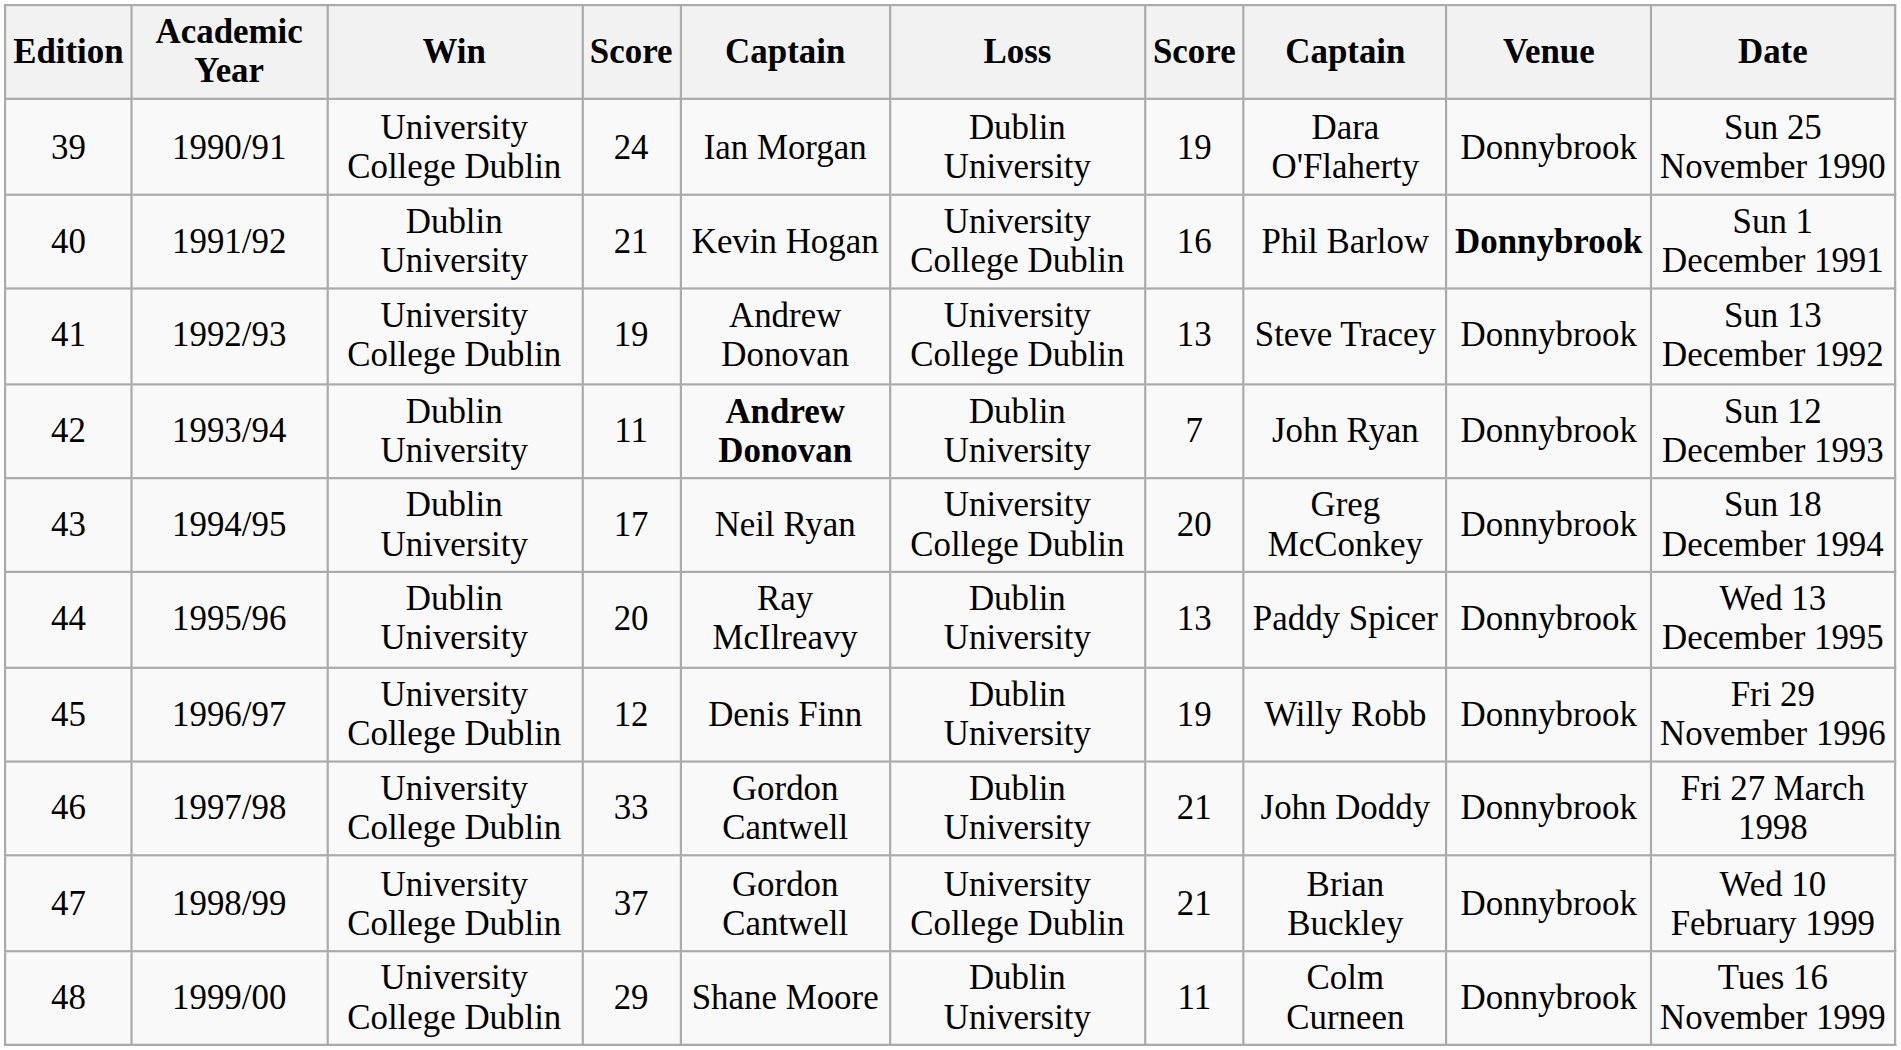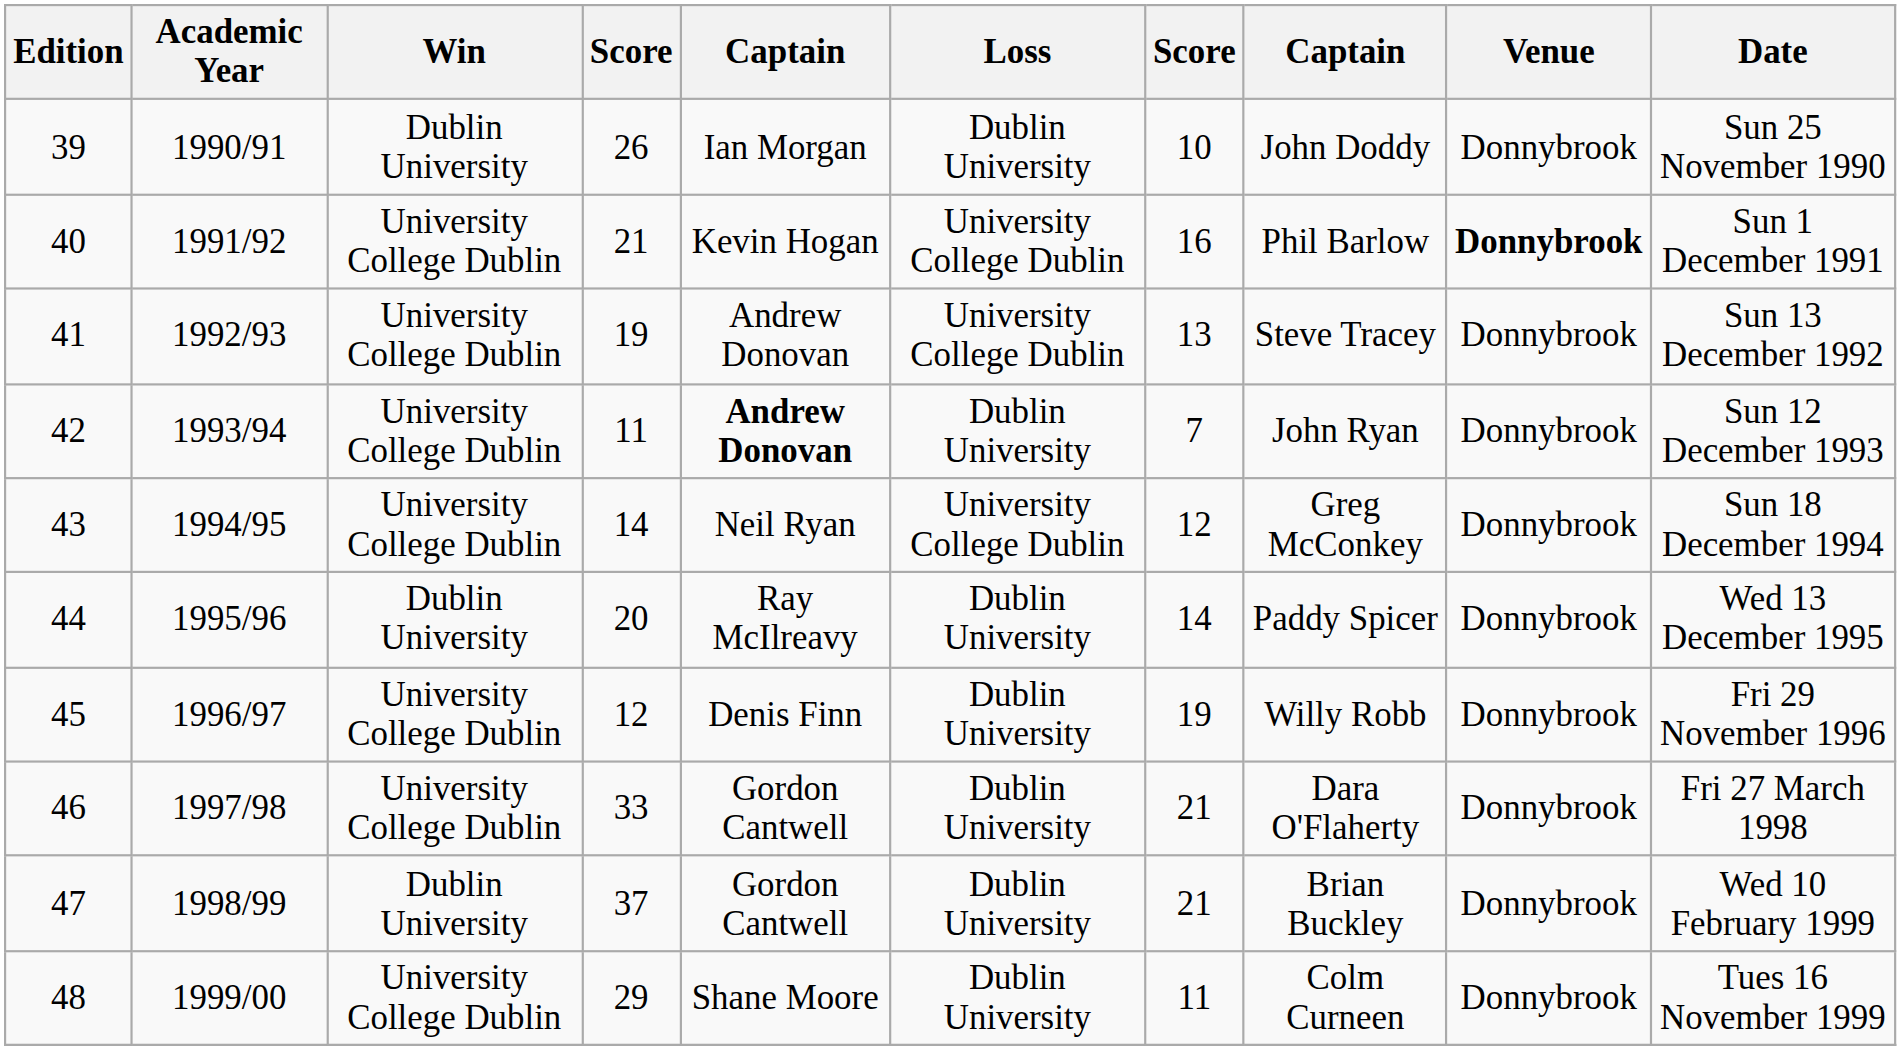(454, 146) University College Dublin -> (454, 146) Dublin University
(631, 146) 24 -> (631, 146) 26
(1194, 146) 19 -> (1194, 146) 10
(1345, 146) Dara O'Flaherty -> (1345, 146) John Doddy
(454, 240) Dublin University -> (454, 240) University College Dublin
(454, 430) Dublin University -> (454, 430) University College Dublin
(454, 524) Dublin University -> (454, 524) University College Dublin
(631, 524) 17 -> (631, 524) 14
(1194, 524) 20 -> (1194, 524) 12
(1194, 619) 13 -> (1194, 619) 14
(1345, 808) John Doddy -> (1345, 808) Dara O'Flaherty
(454, 902) University College Dublin -> (454, 902) Dublin University
(1017, 902) University College Dublin -> (1017, 902) Dublin University
